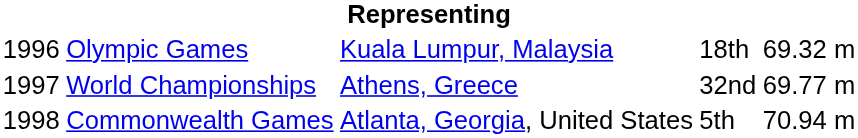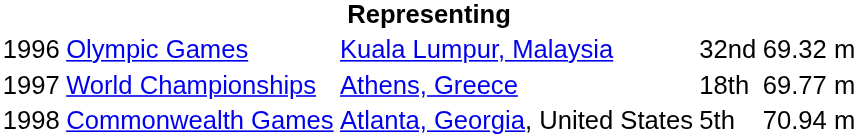(724, 50) 18th -> (728, 50) 32nd
(728, 85) 32nd -> (724, 85) 18th
